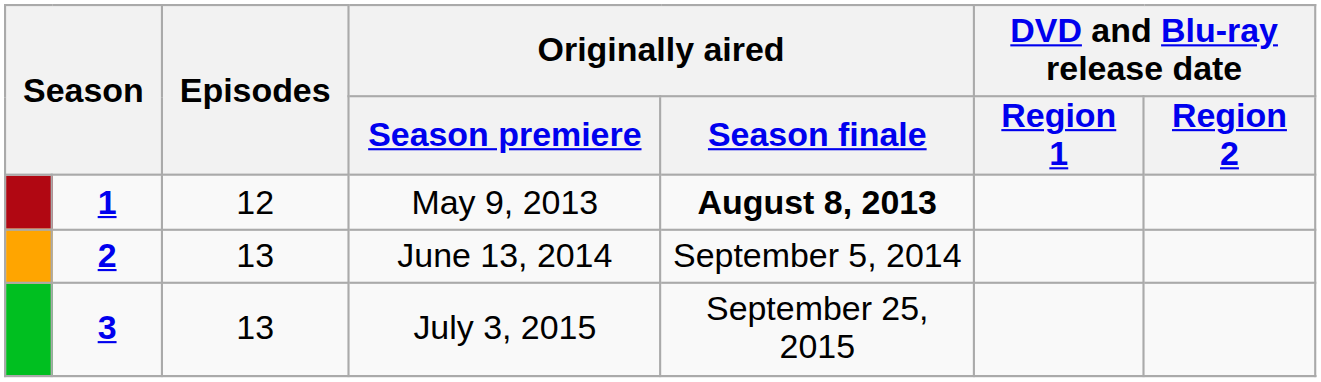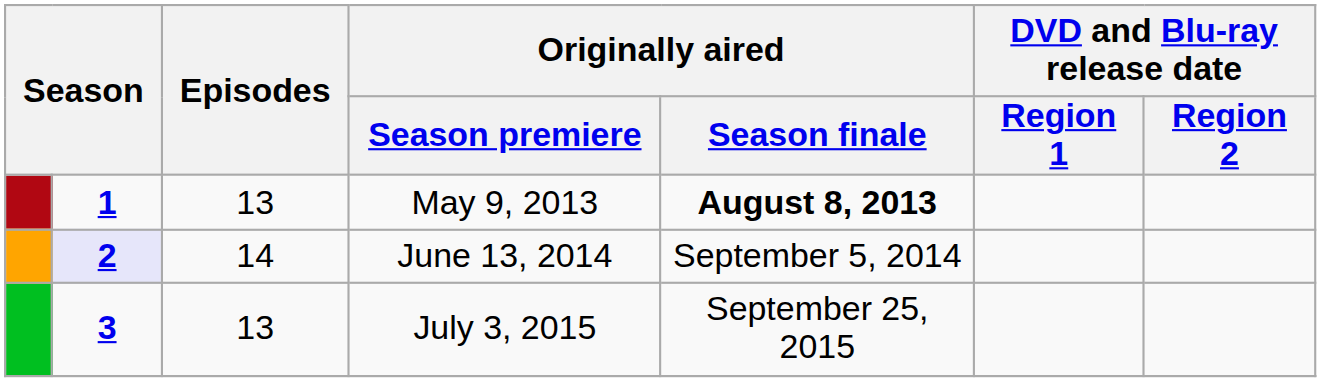(255, 201) 12 -> (255, 201) 13
(107, 255) no background -> (107, 255) lavender background
(255, 255) 13 -> (255, 255) 14
